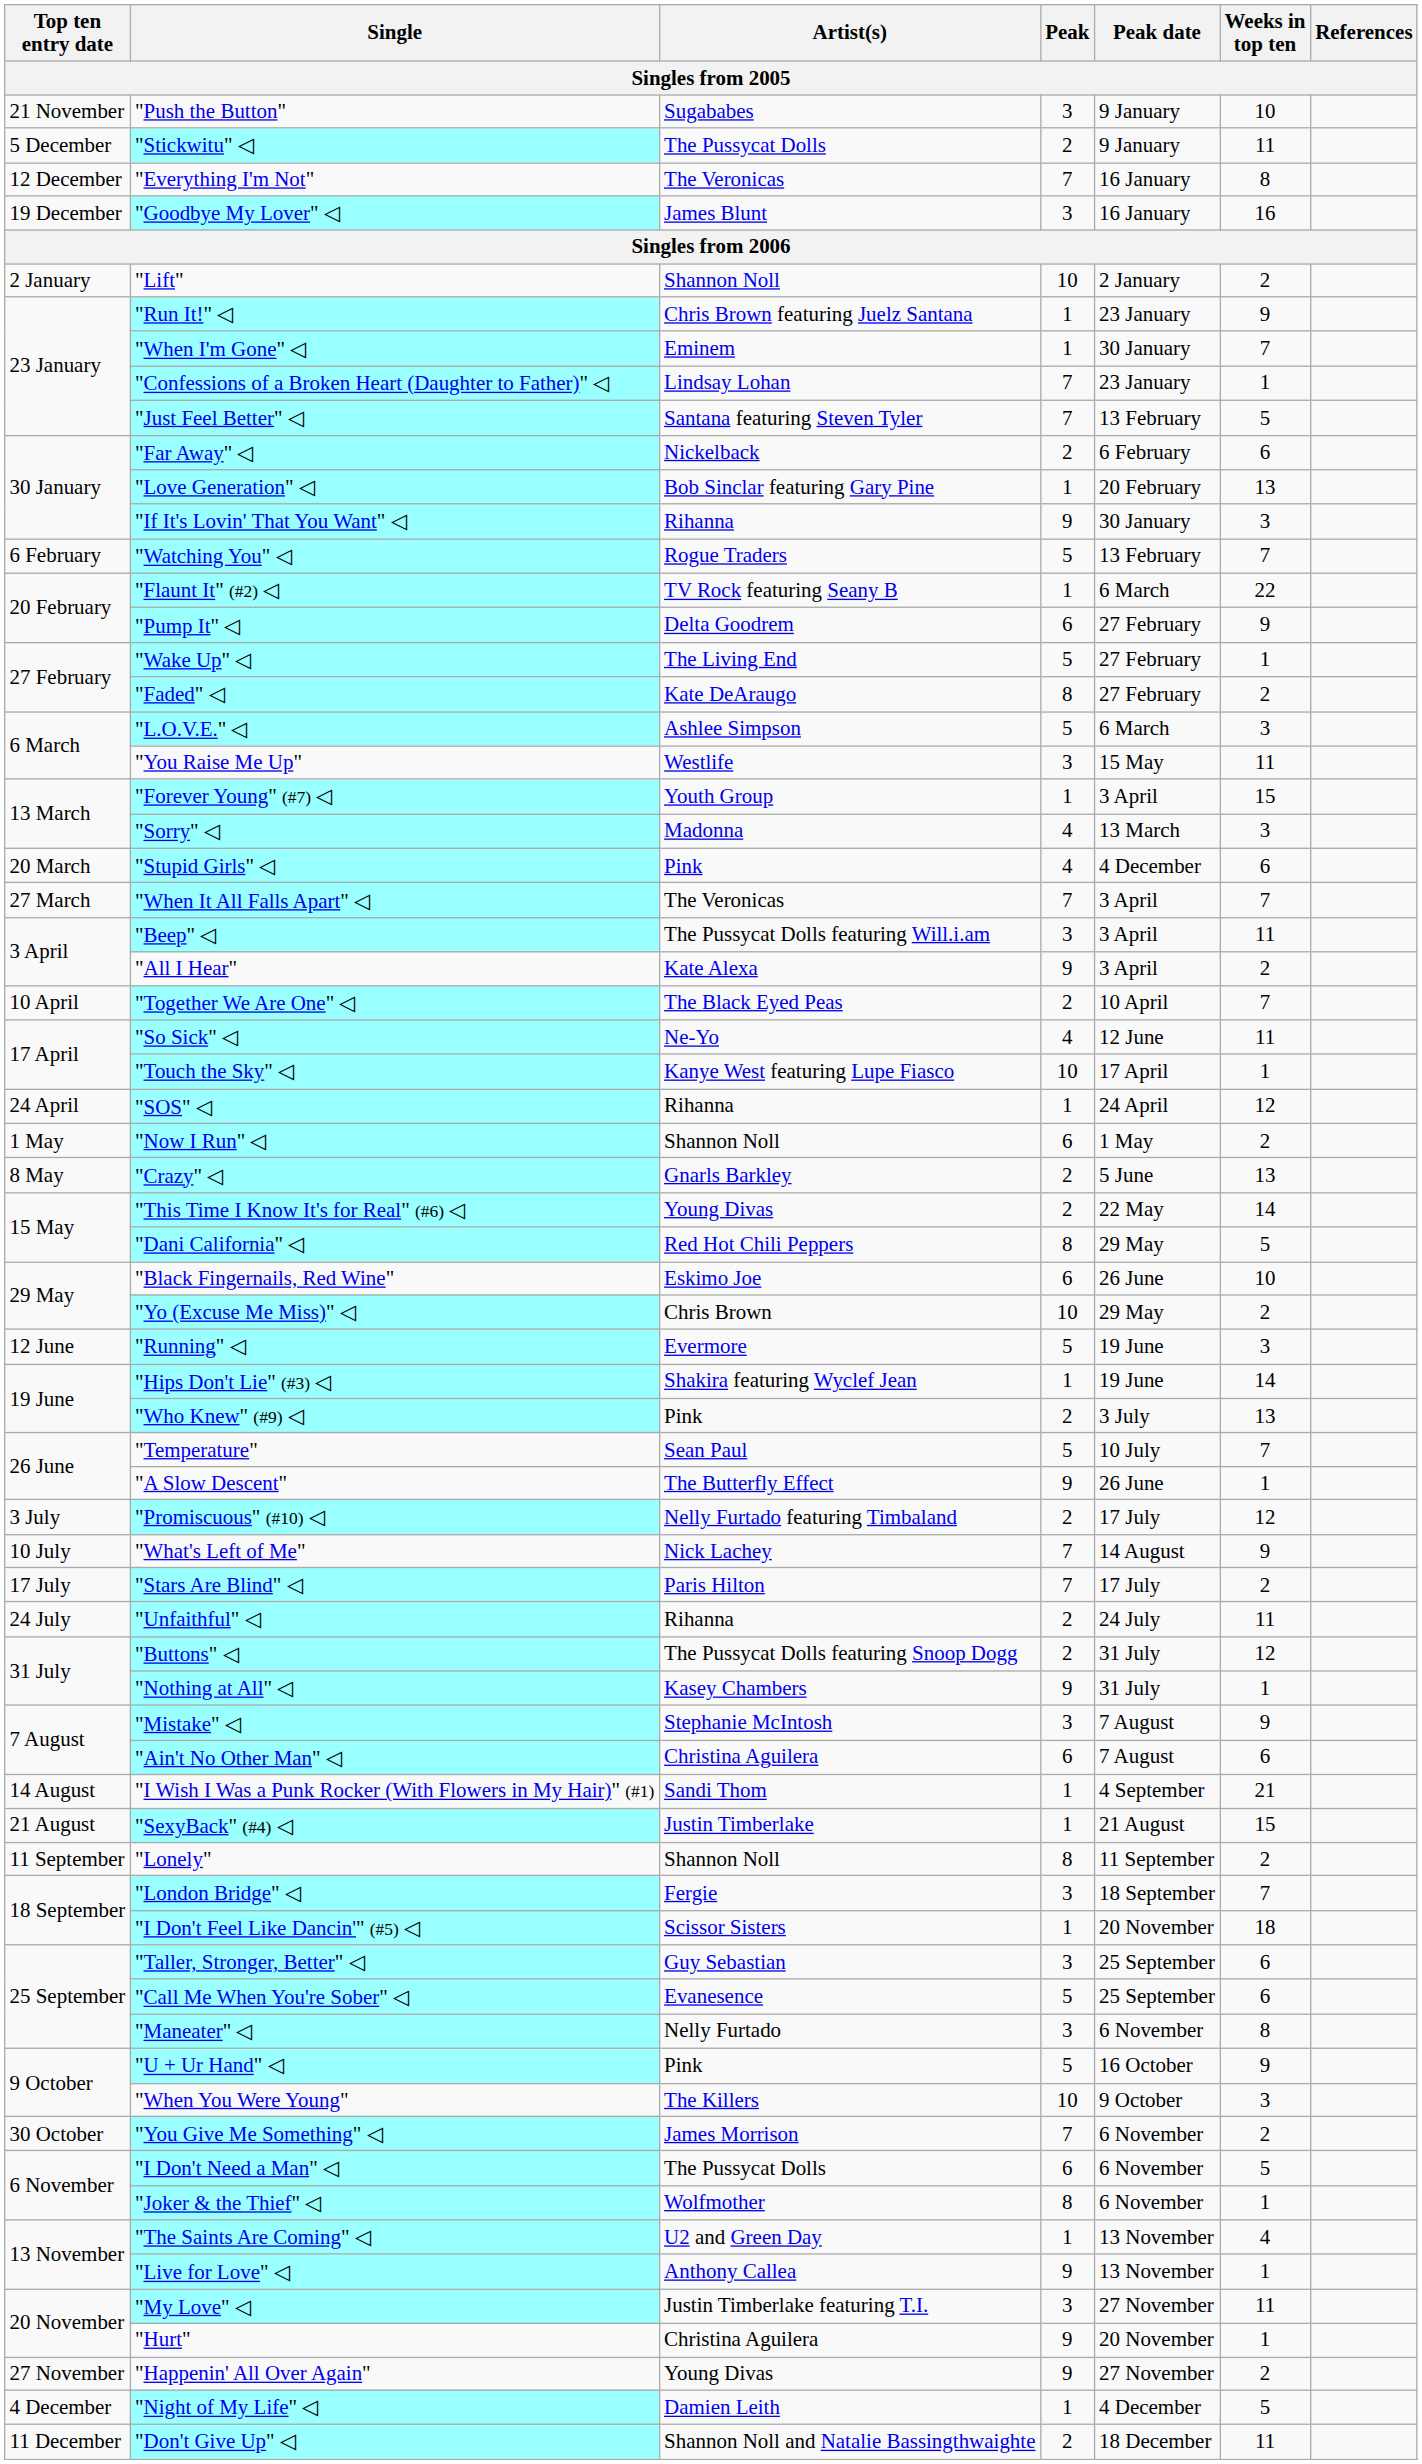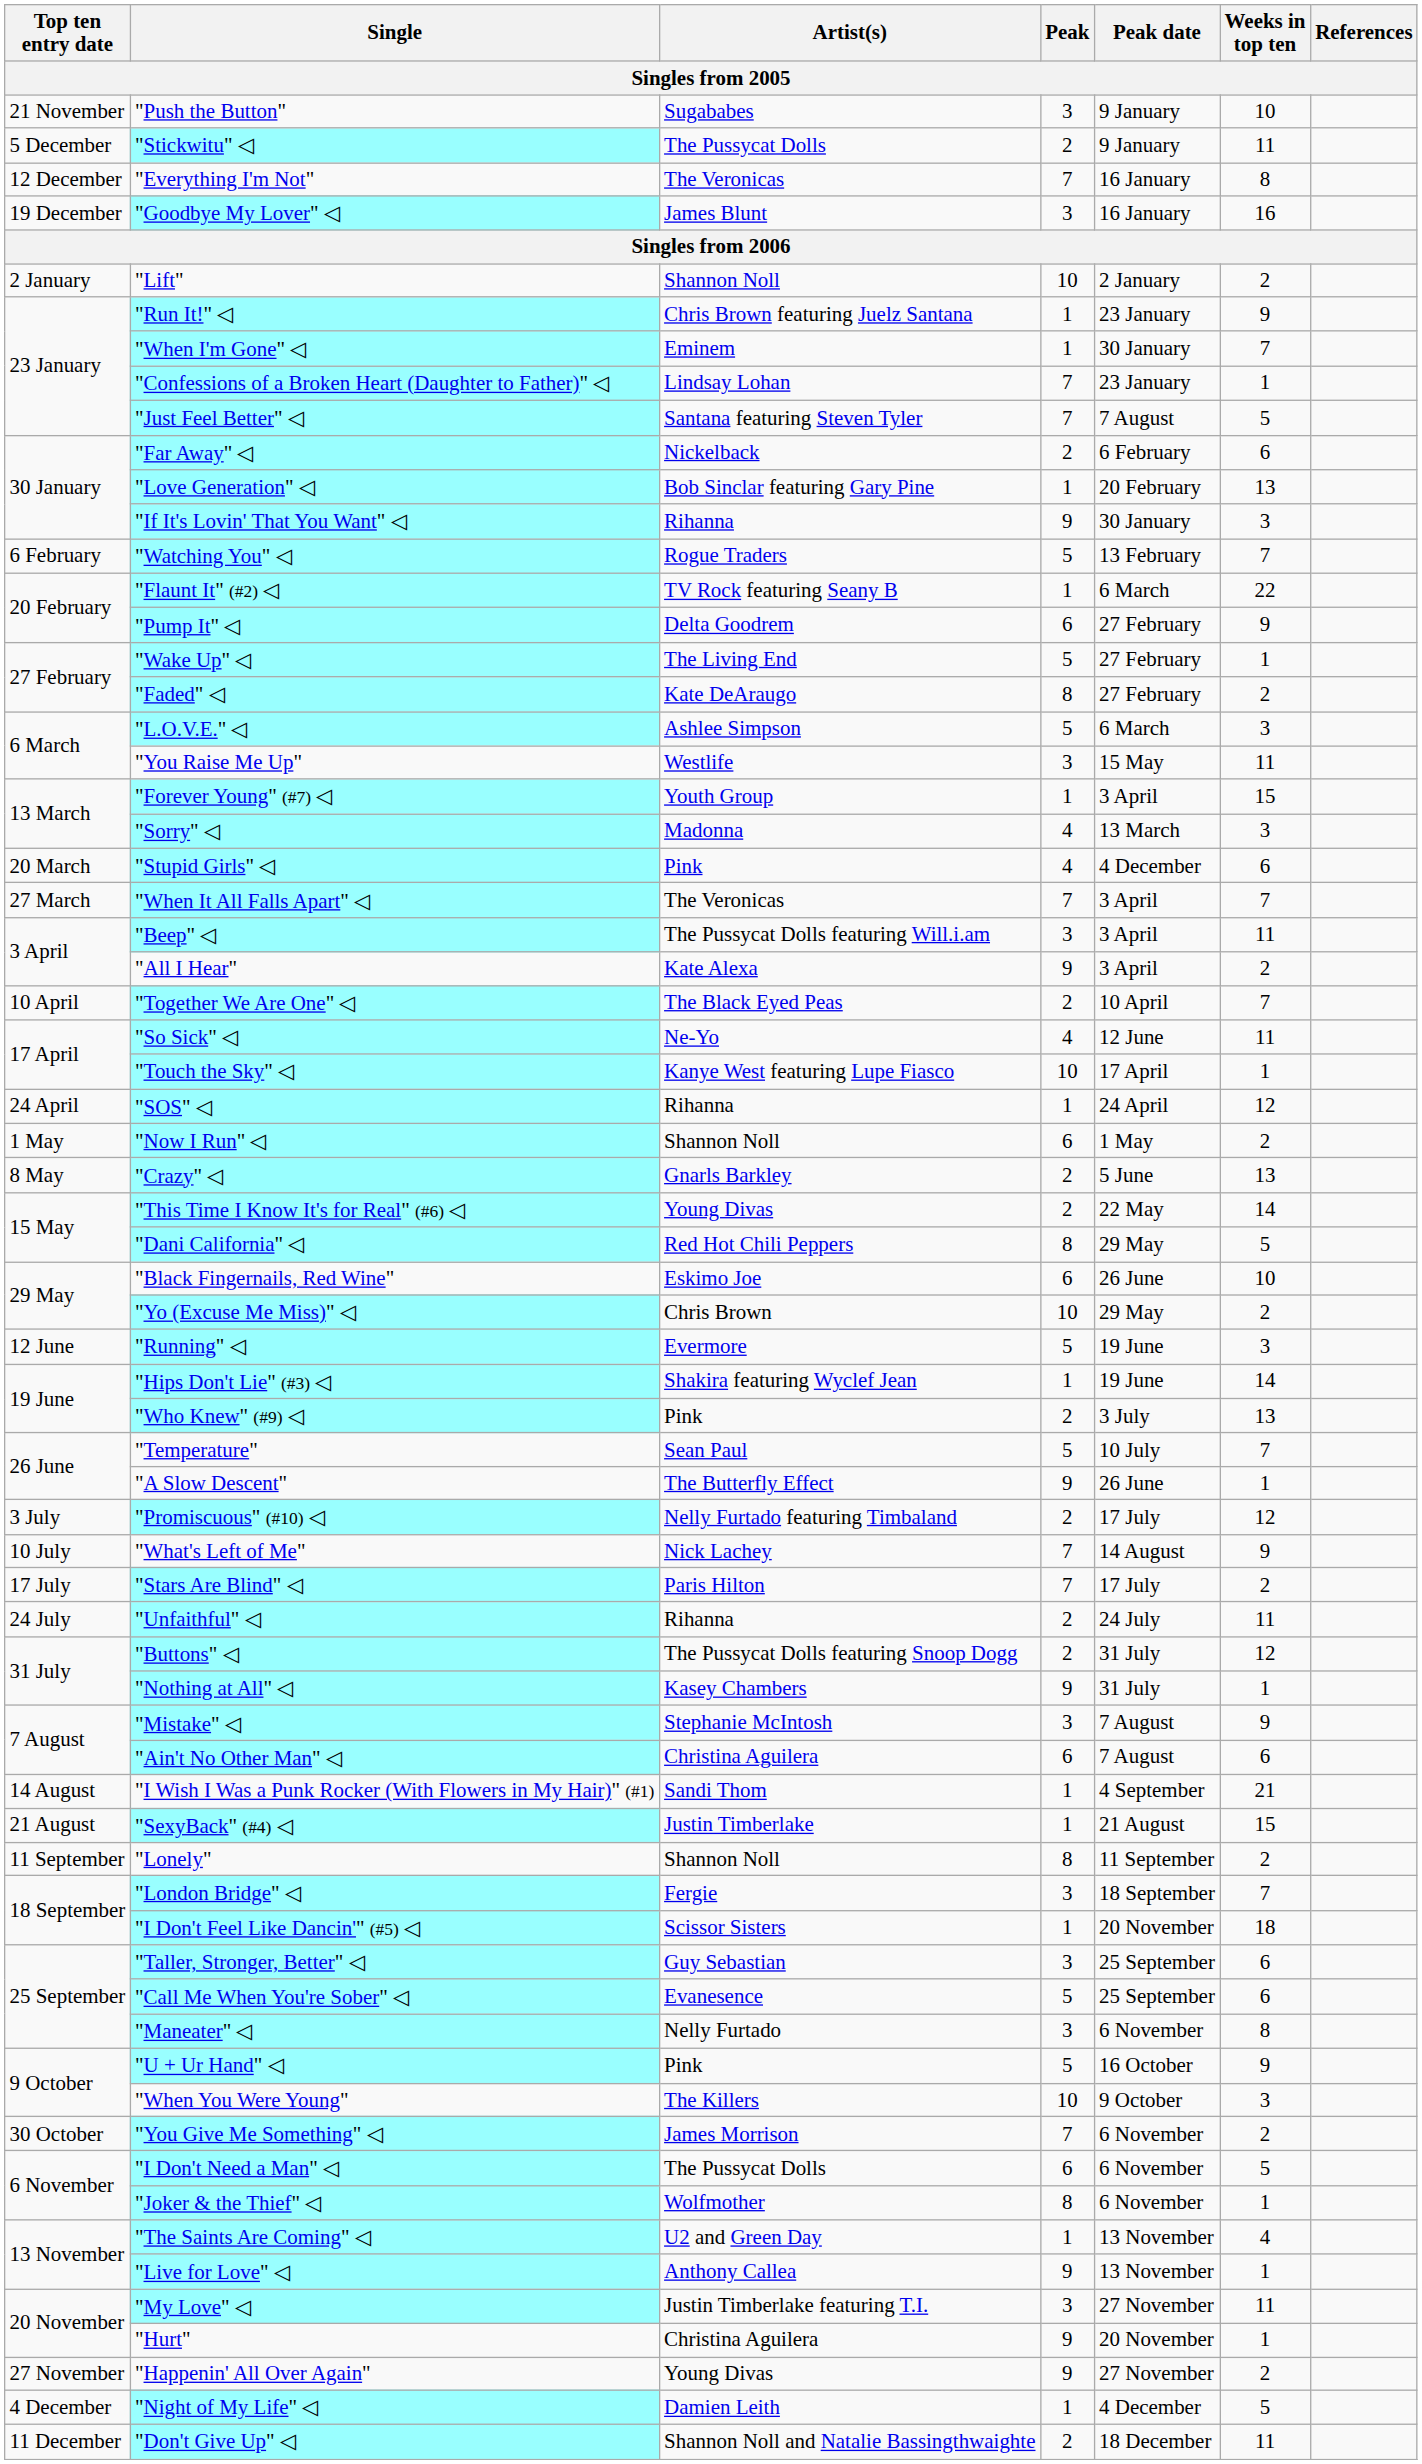(1150, 417) 13 February -> (1137, 417) 7 August
